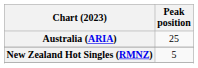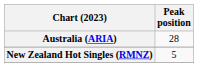(174, 39) 25 -> (174, 39) 28
